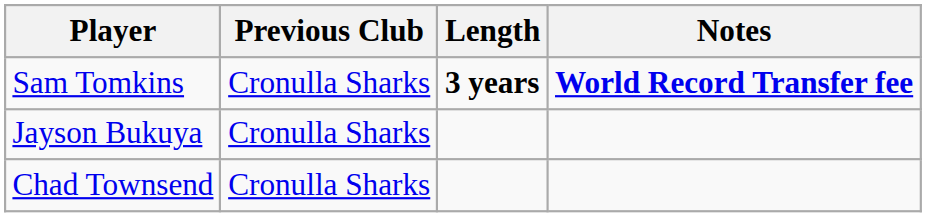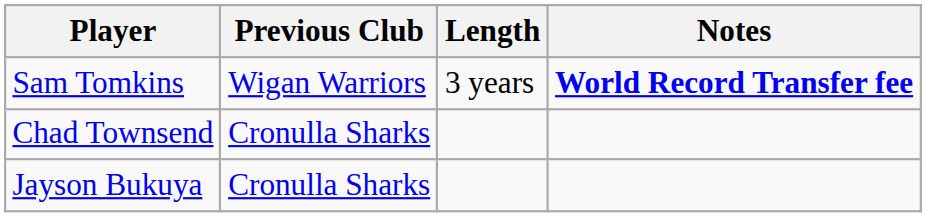(329, 82) Cronulla Sharks -> (327, 82) Wigan Warriors
(492, 82) bold -> (490, 82) normal
rows swapped: (113, 185) <-> (107, 133)
